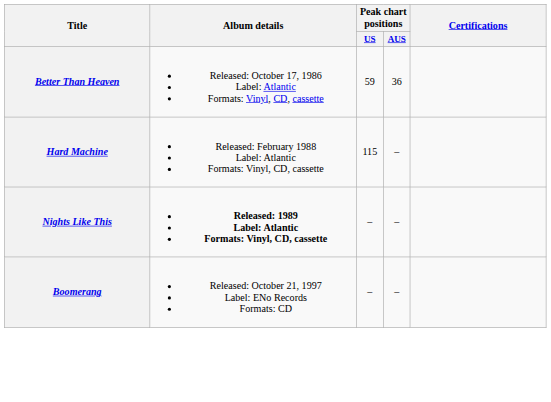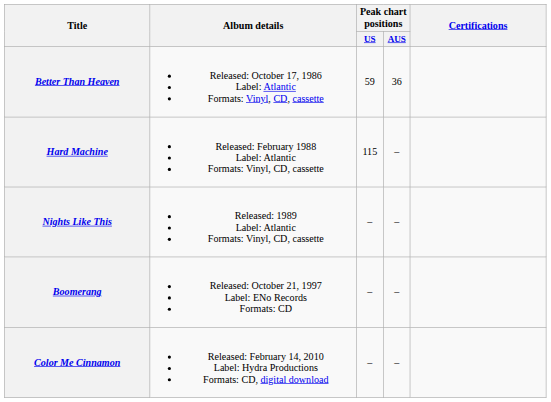(253, 228) bold -> (253, 228) normal
+ row: (77, 362)
